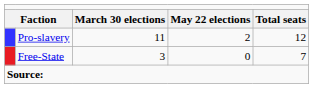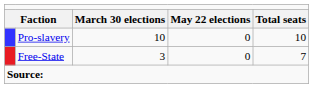(160, 37) 11 -> (160, 37) 10
(248, 37) 2 -> (248, 37) 0
(300, 37) 12 -> (300, 37) 10
